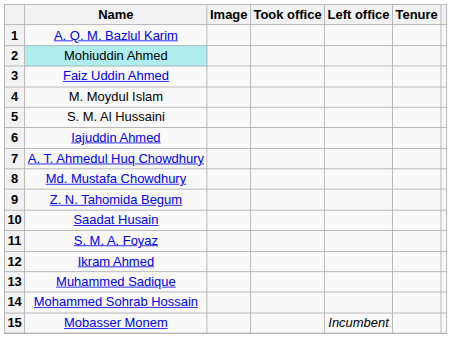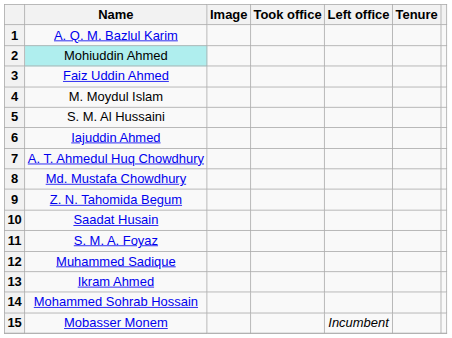(116, 261) Ikram Ahmed -> (116, 261) Muhammed Sadique
(116, 281) Muhammed Sadique -> (116, 281) Ikram Ahmed
